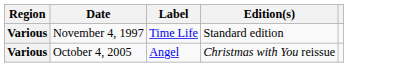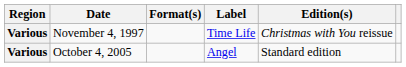+ column: (175, 14)
(243, 33) Standard edition -> (327, 33) Christmas with You reissue
(269, 52) Christmas with You reissue -> (301, 52) Standard edition
